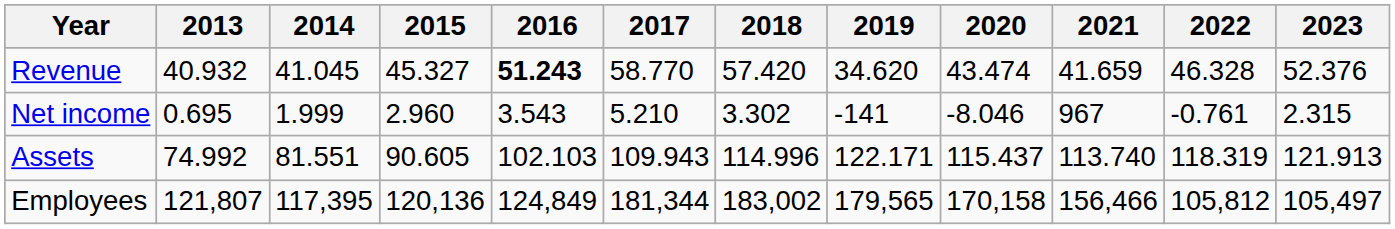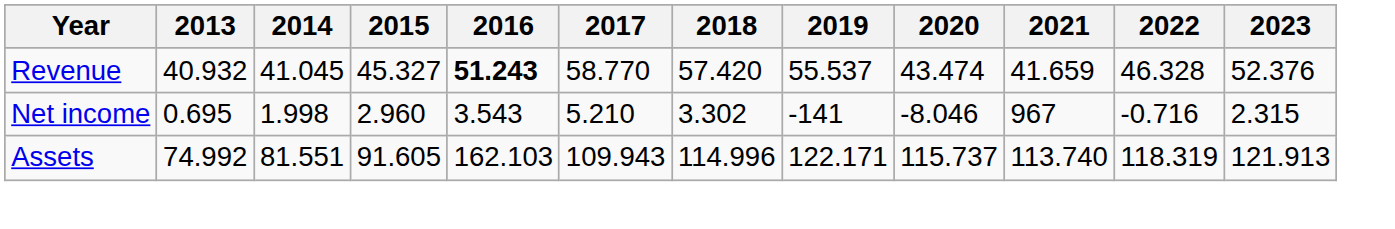(876, 69) 34.620 -> (830, 69) 55.537
(310, 113) 1.999 -> (294, 113) 1.998
(1210, 113) -0.761 -> (1160, 113) -0.716
(427, 157) 90.605 -> (399, 157) 91.605
(547, 157) 102.103 -> (503, 157) 162.103
(995, 157) 115.437 -> (949, 157) 115.737
- row: (79, 200)
